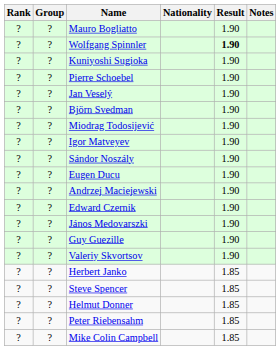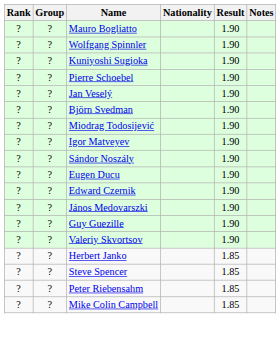(230, 45) bold -> (230, 45) normal
- row: (113, 191)
- row: (101, 304)
